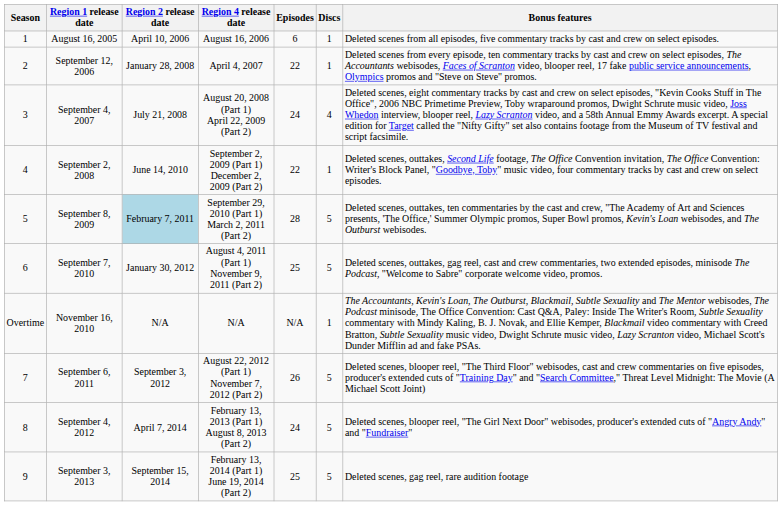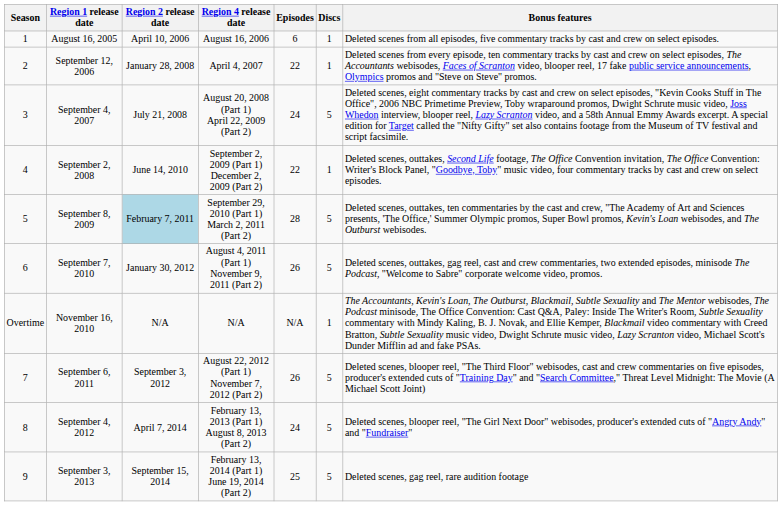(329, 115) 4 -> (329, 115) 5
(295, 268) 25 -> (295, 268) 26
